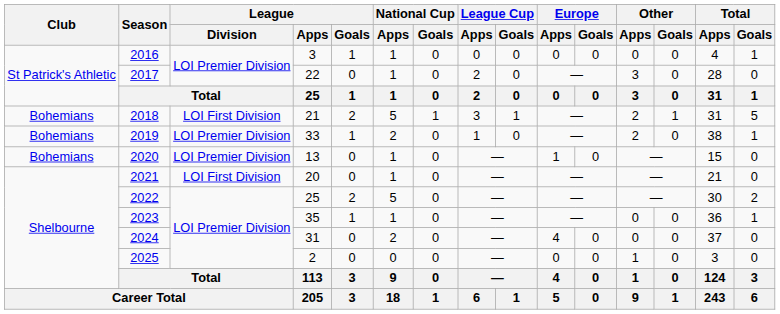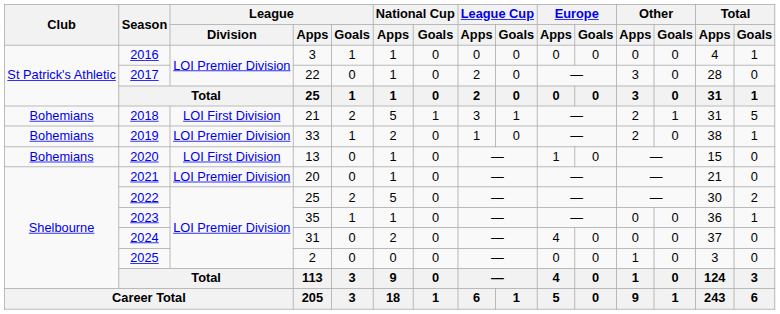(232, 156) LOI Premier Division -> (232, 156) LOI First Division
(232, 177) LOI First Division -> (232, 177) LOI Premier Division
